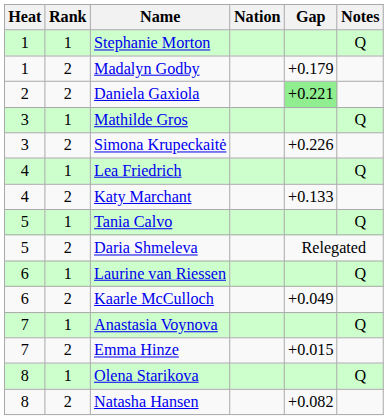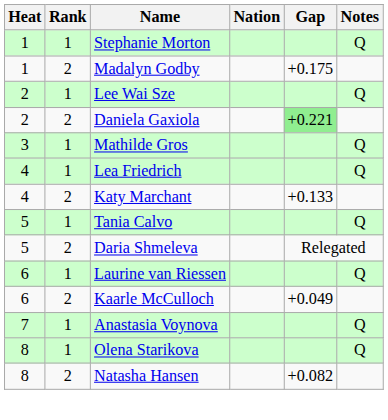(311, 68) +0.179 -> (310, 68) +0.175
+ row: (135, 94)
- row: (160, 145)
- row: (136, 350)
